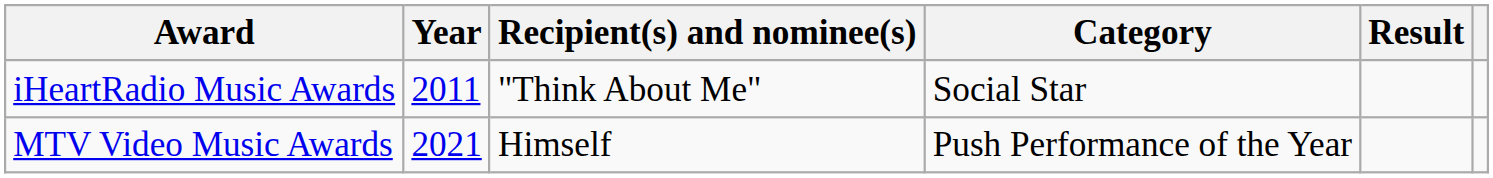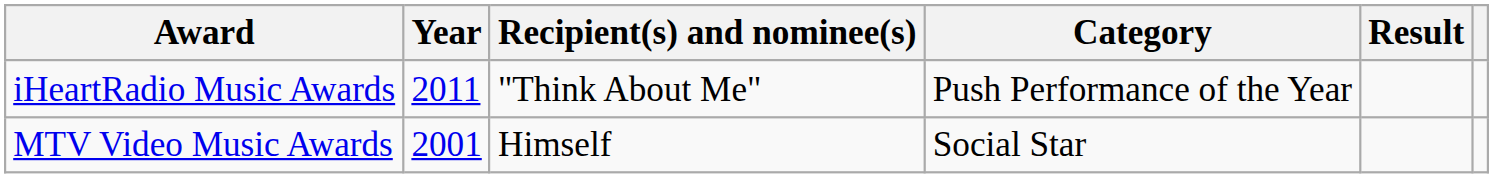(1009, 88) Social Star -> (1142, 88) Push Performance of the Year
(447, 144) 2021 -> (447, 144) 2001
(1142, 144) Push Performance of the Year -> (1009, 144) Social Star
